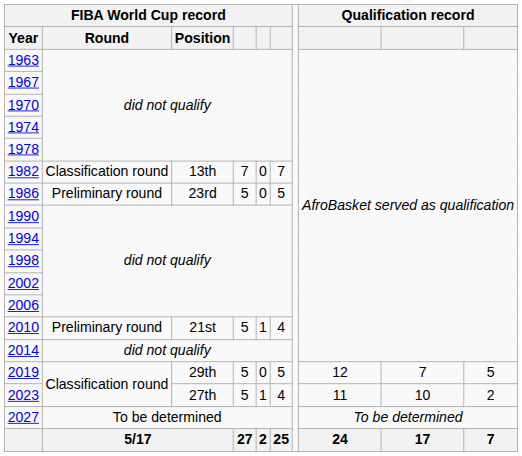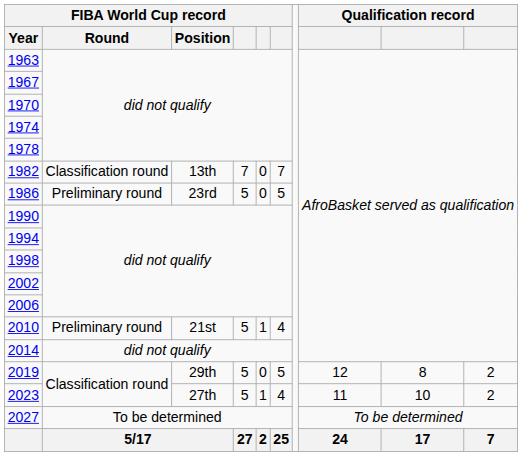(423, 372) 7 -> (423, 372) 8
(491, 372) 5 -> (491, 372) 2
